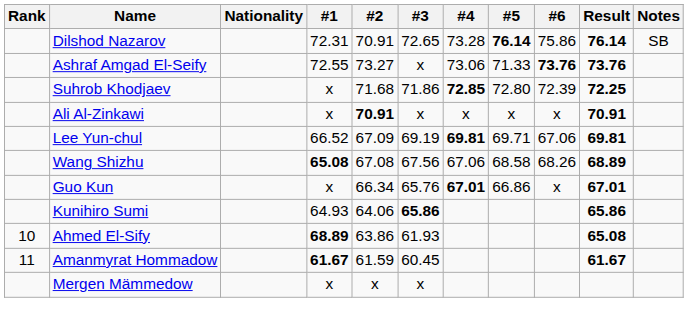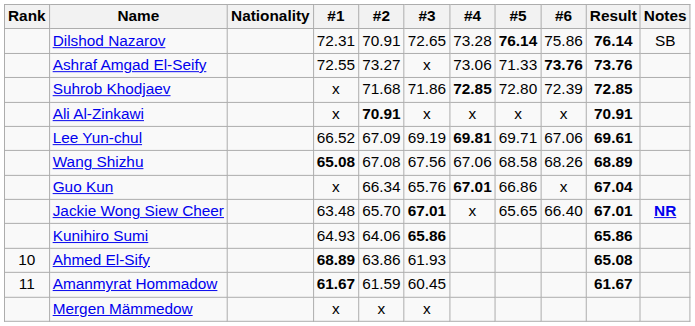(607, 89) 72.25 -> (613, 89) 72.85
(607, 138) 69.81 -> (613, 138) 69.61
(607, 187) 67.01 -> (613, 187) 67.04
+ row: (138, 211)
